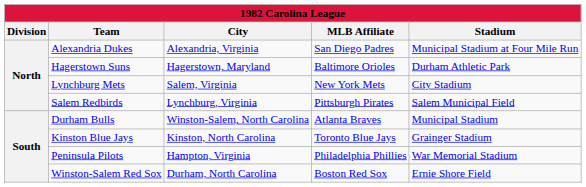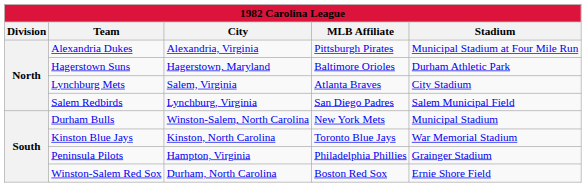(354, 48) San Diego Padres -> (354, 48) Pittsburgh Pirates
(350, 84) New York Mets -> (348, 84) Atlanta Braves
(354, 102) Pittsburgh Pirates -> (354, 102) San Diego Padres
(348, 119) Atlanta Braves -> (350, 119) New York Mets
(452, 137) Grainger Stadium -> (465, 137) War Memorial Stadium
(465, 155) War Memorial Stadium -> (452, 155) Grainger Stadium
